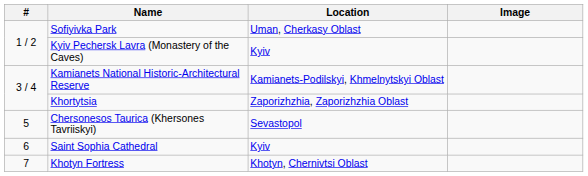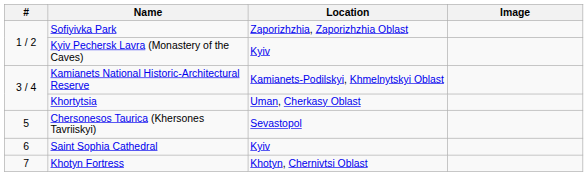(306, 29) Uman, Cherkasy Oblast -> (329, 29) Zaporizhzhia, Zaporizhzhia Oblast
(329, 102) Zaporizhzhia, Zaporizhzhia Oblast -> (306, 102) Uman, Cherkasy Oblast
